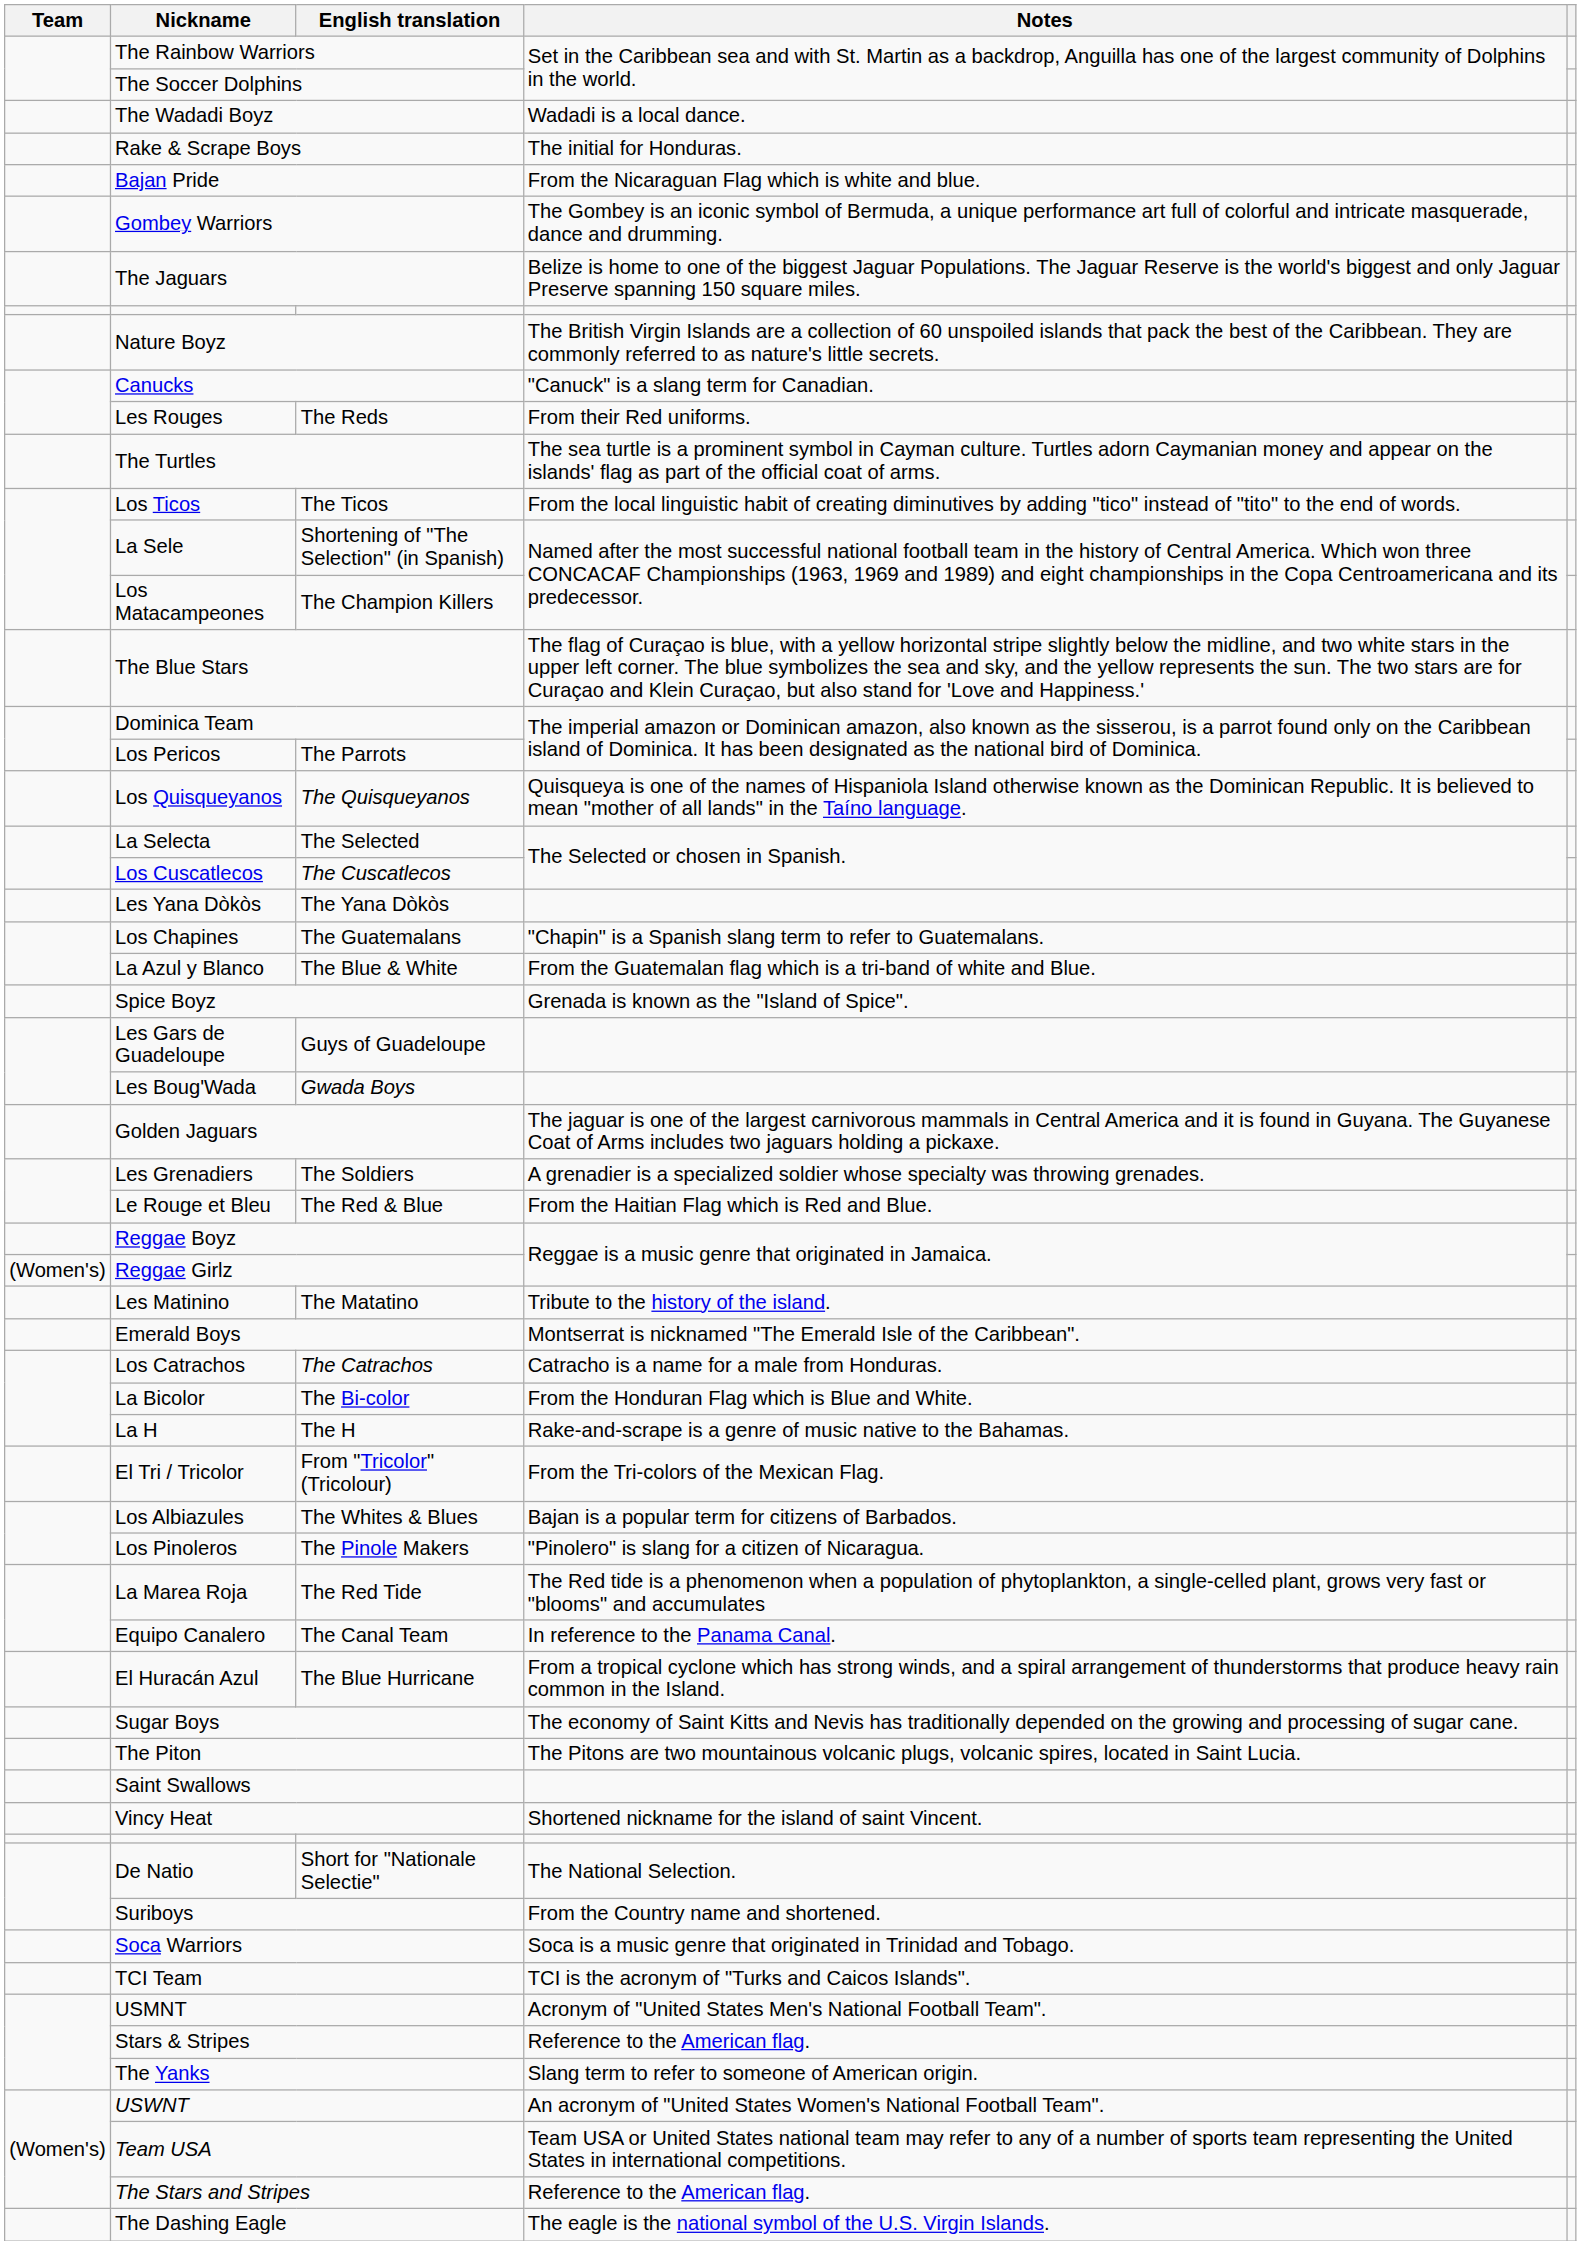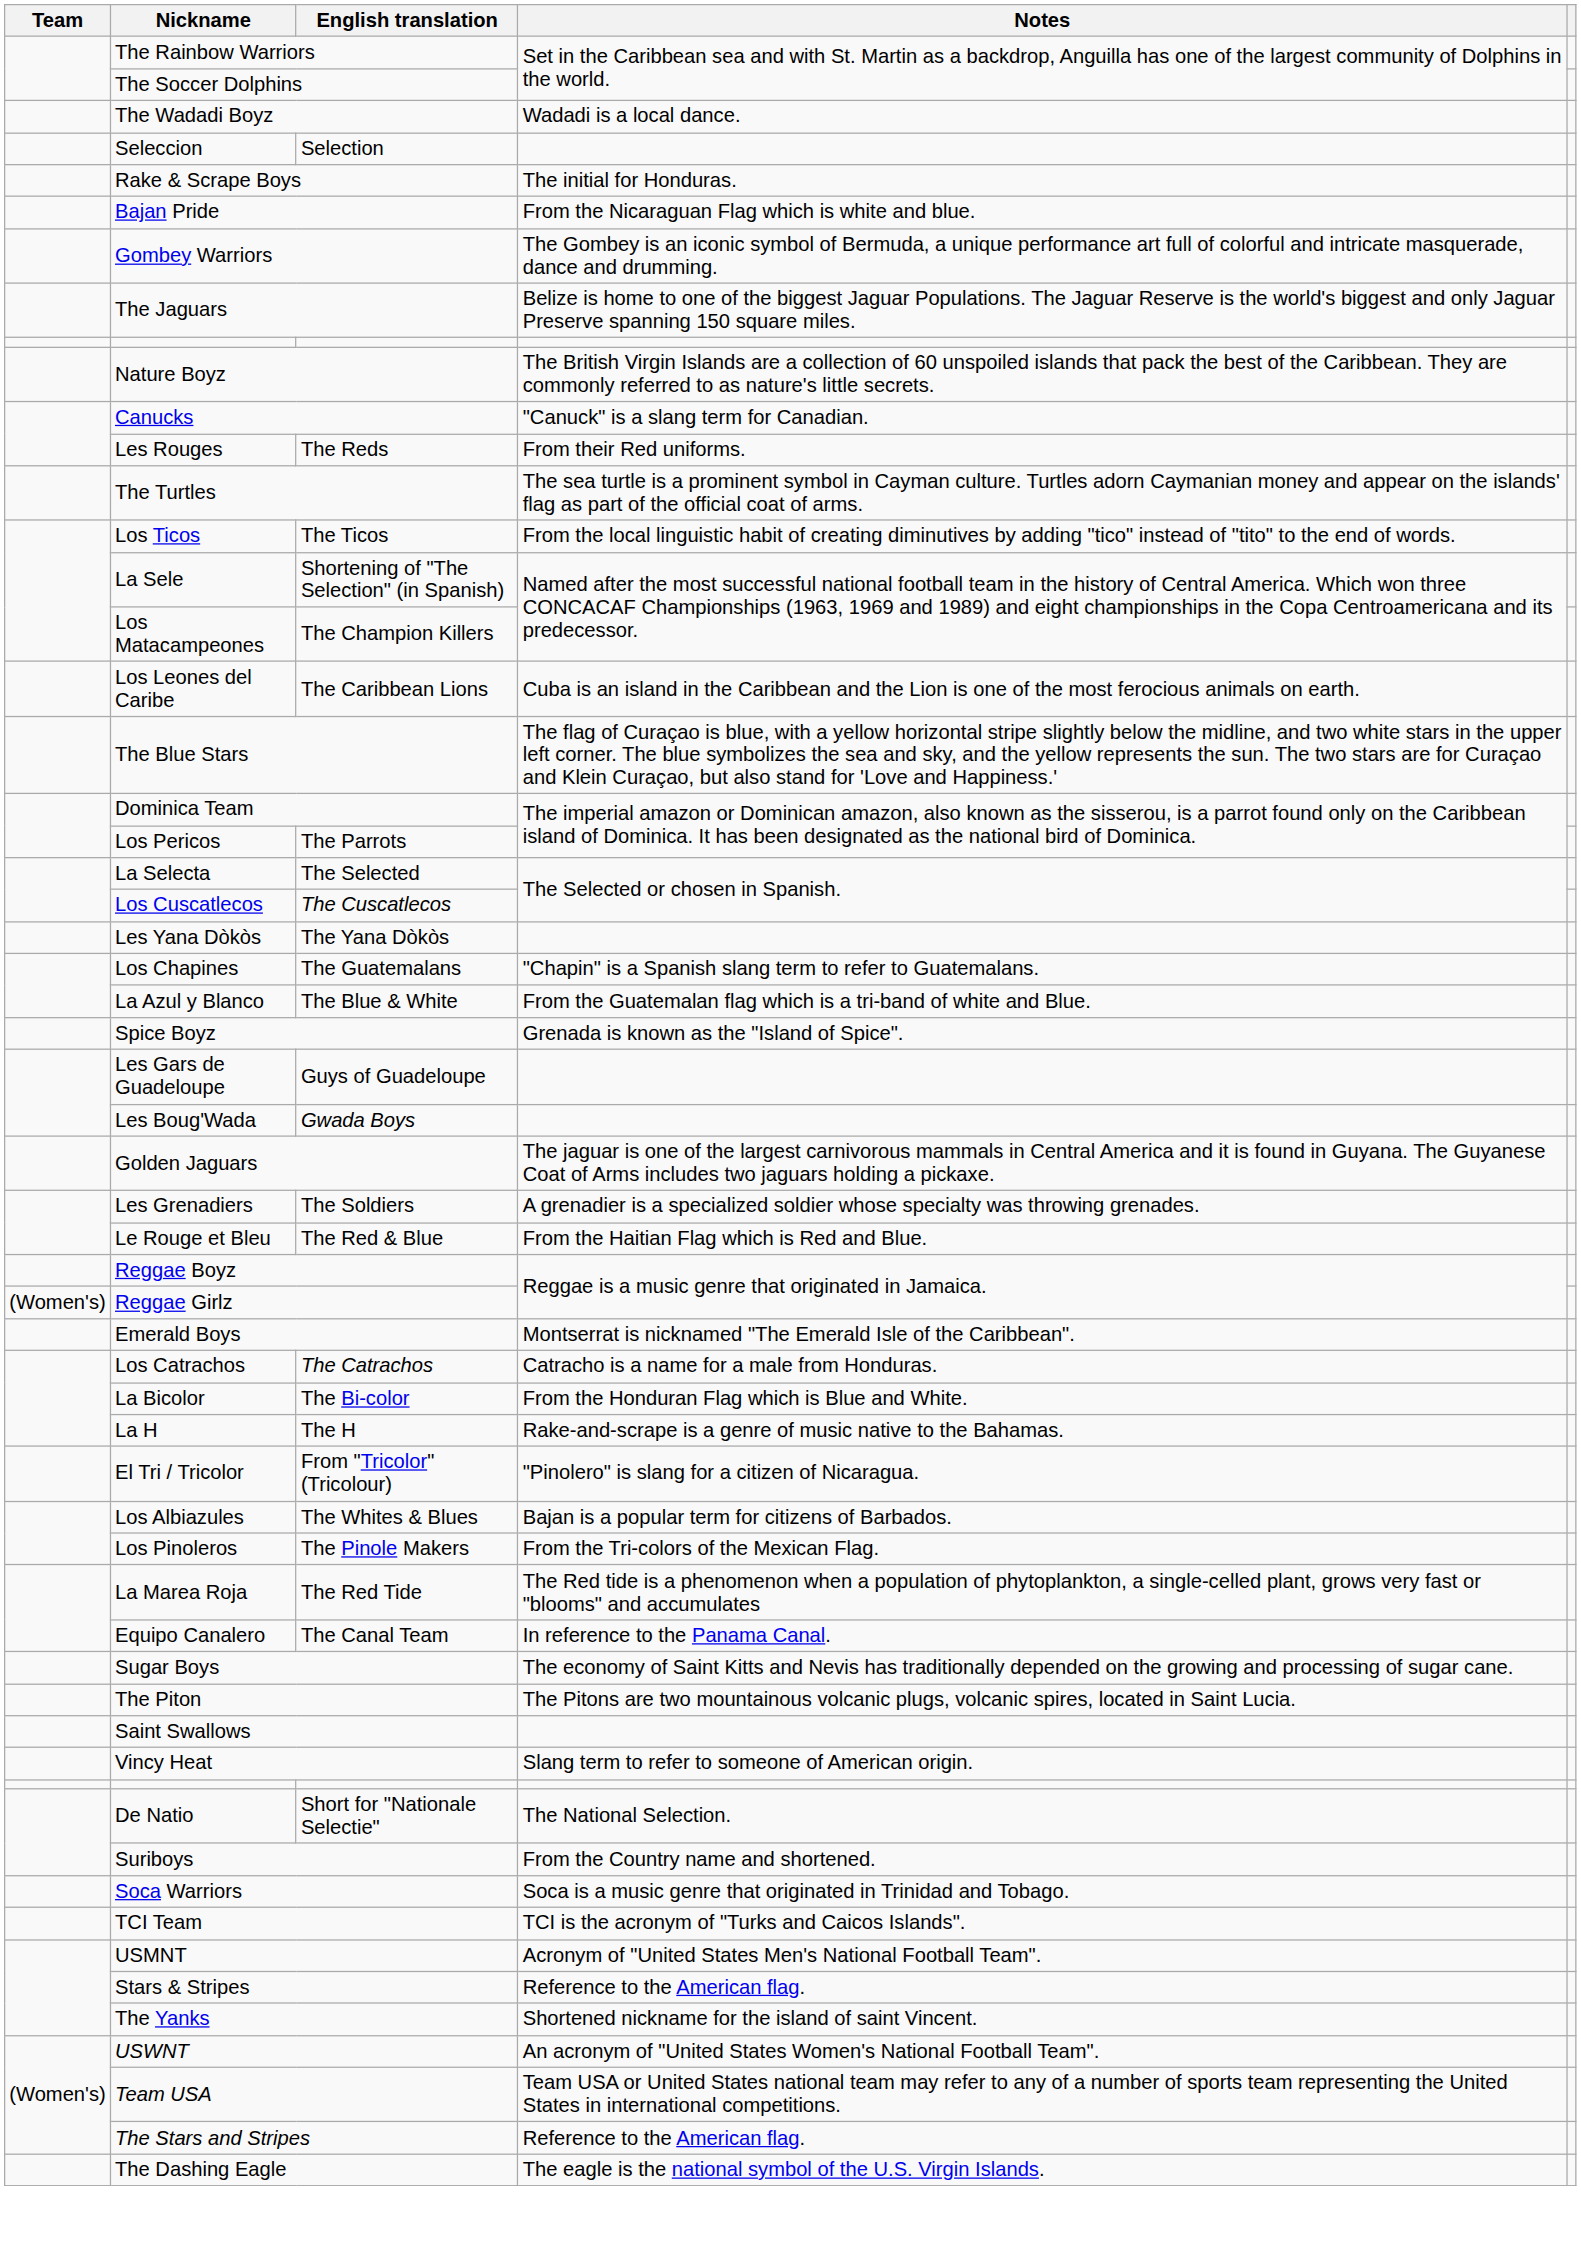+ row: (159, 148)
+ row: (183, 688)
- row: (199, 798)
- row: (172, 1302)
(706, 1473) From the Tri-colors of the Mexican Flag. -> (721, 1473) "Pinolero" is slang for a citizen of Nicaragua.
(726, 1548) "Pinolero" is slang for a citizen of Nicaragua. -> (701, 1548) From the Tri-colors of the Mexican Flag.
- row: (187, 1678)
(755, 1818) Shortened nickname for the island of saint Vincent. -> (748, 1763) Slang term to refer to someone of American origin.
(753, 2073) Slang term to refer to someone of American origin. -> (750, 2019) Shortened nickname for the island of saint Vincent.
